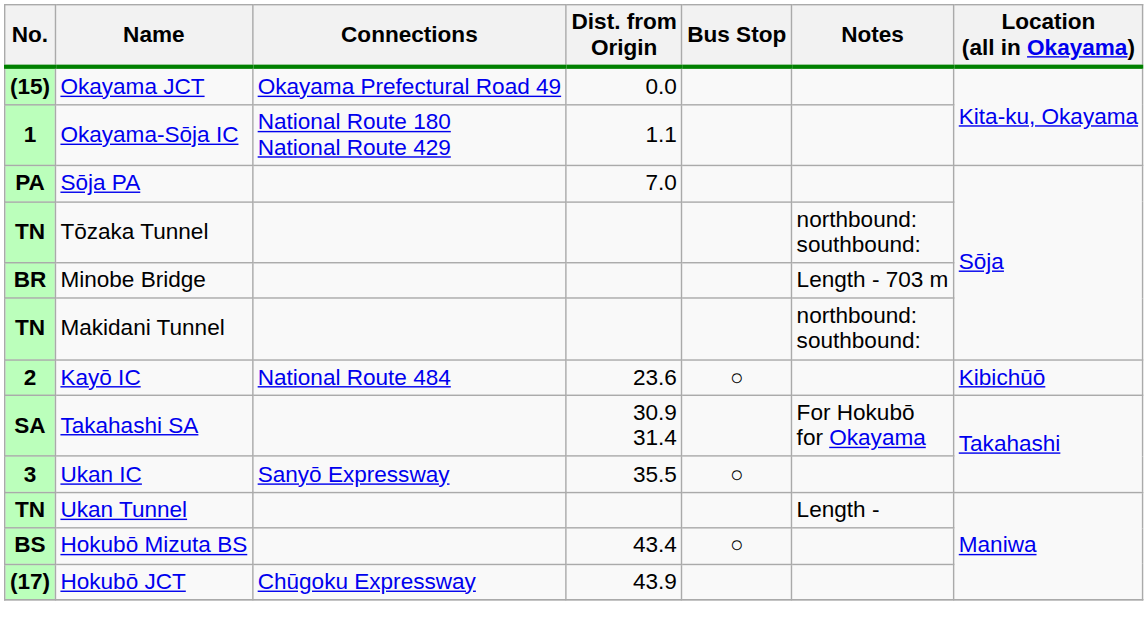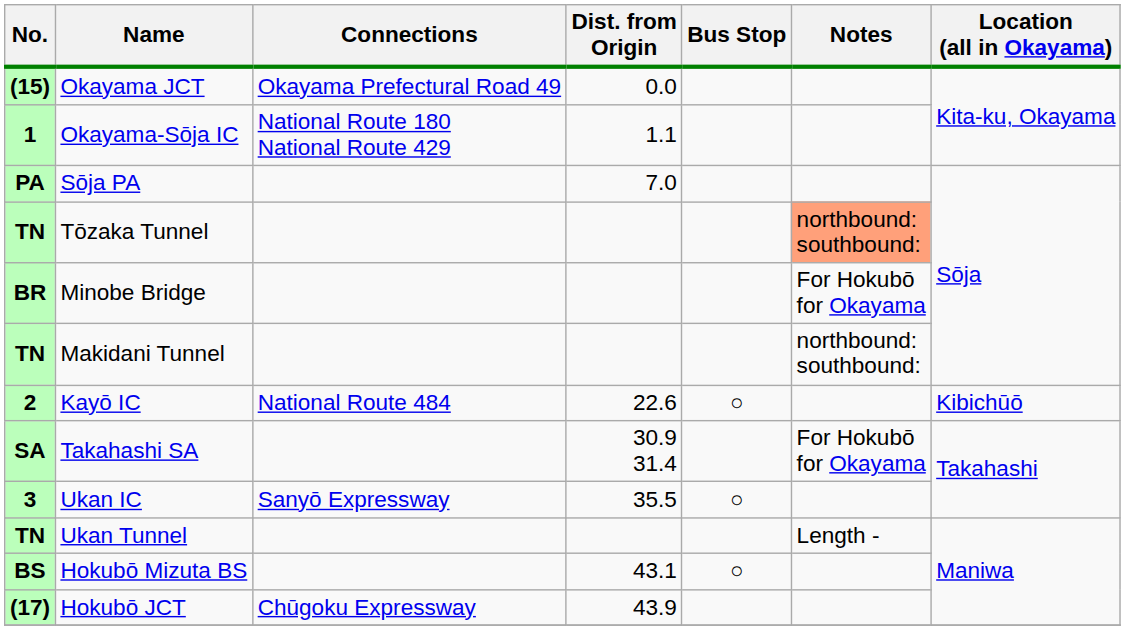(859, 231) no background -> (859, 231) lightsalmon background
(872, 280) Length - 703 m -> (861, 292) For Hokubō for Okayama
(655, 377) 23.6 -> (655, 402) 22.6
(655, 545) 43.4 -> (655, 571) 43.1
